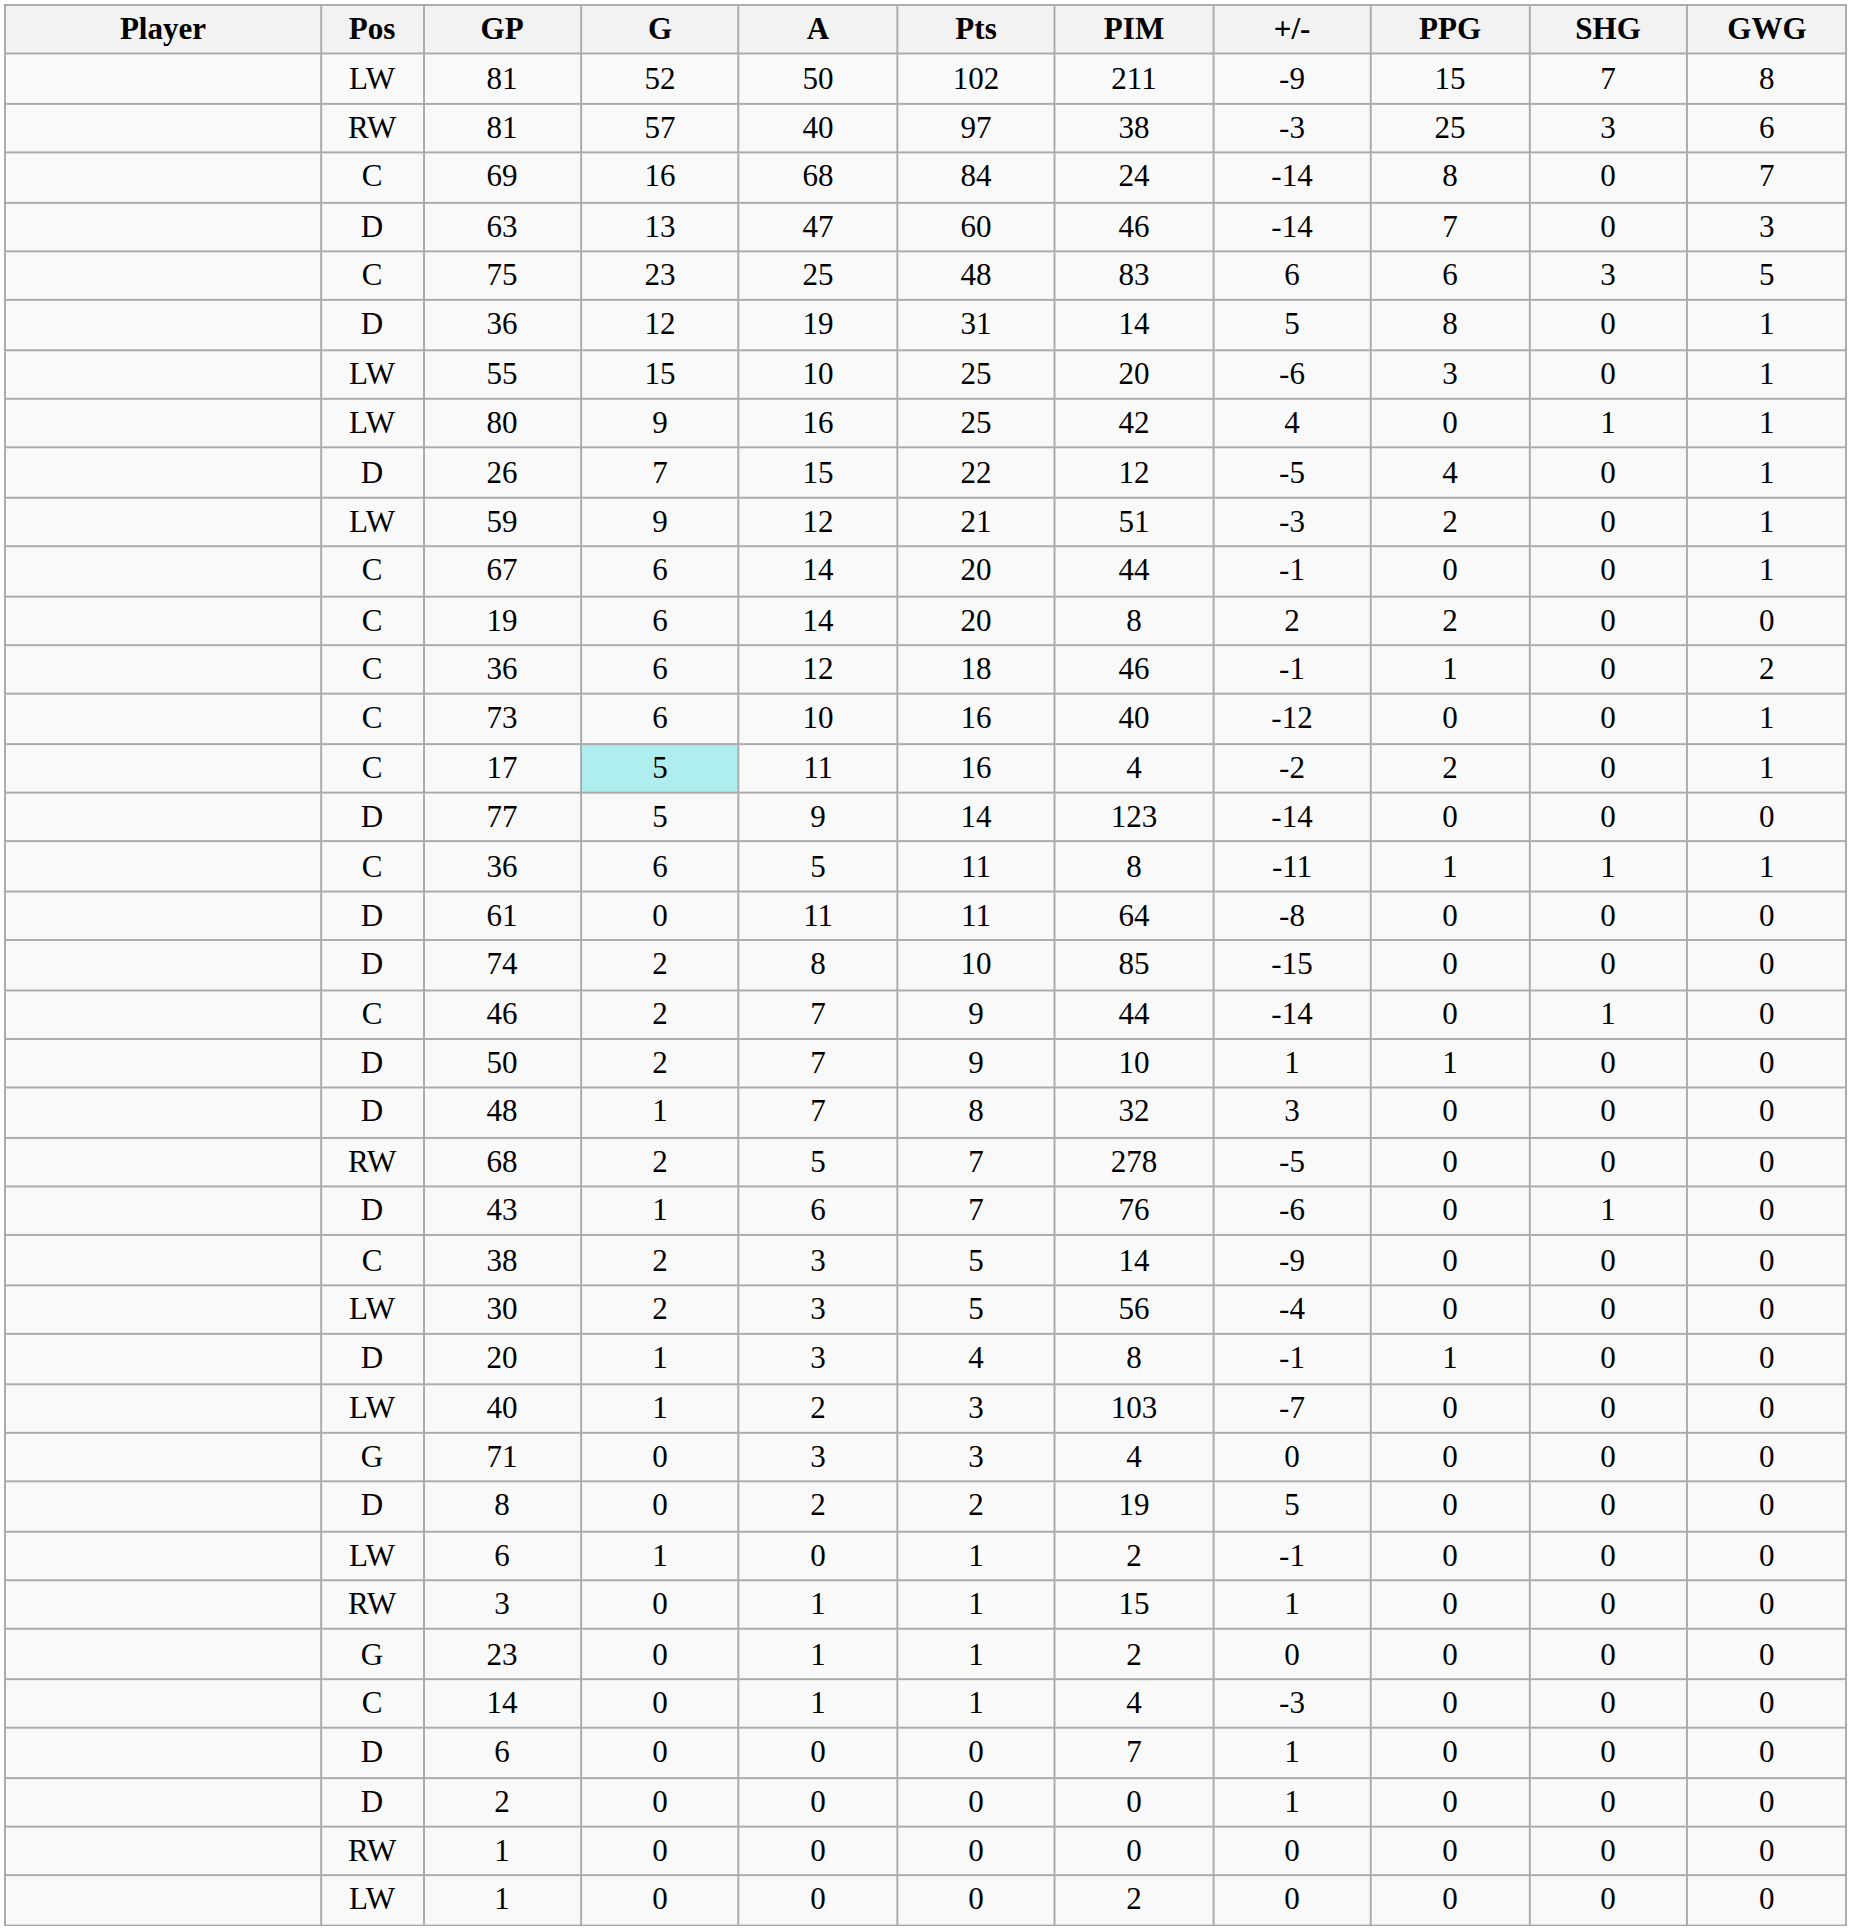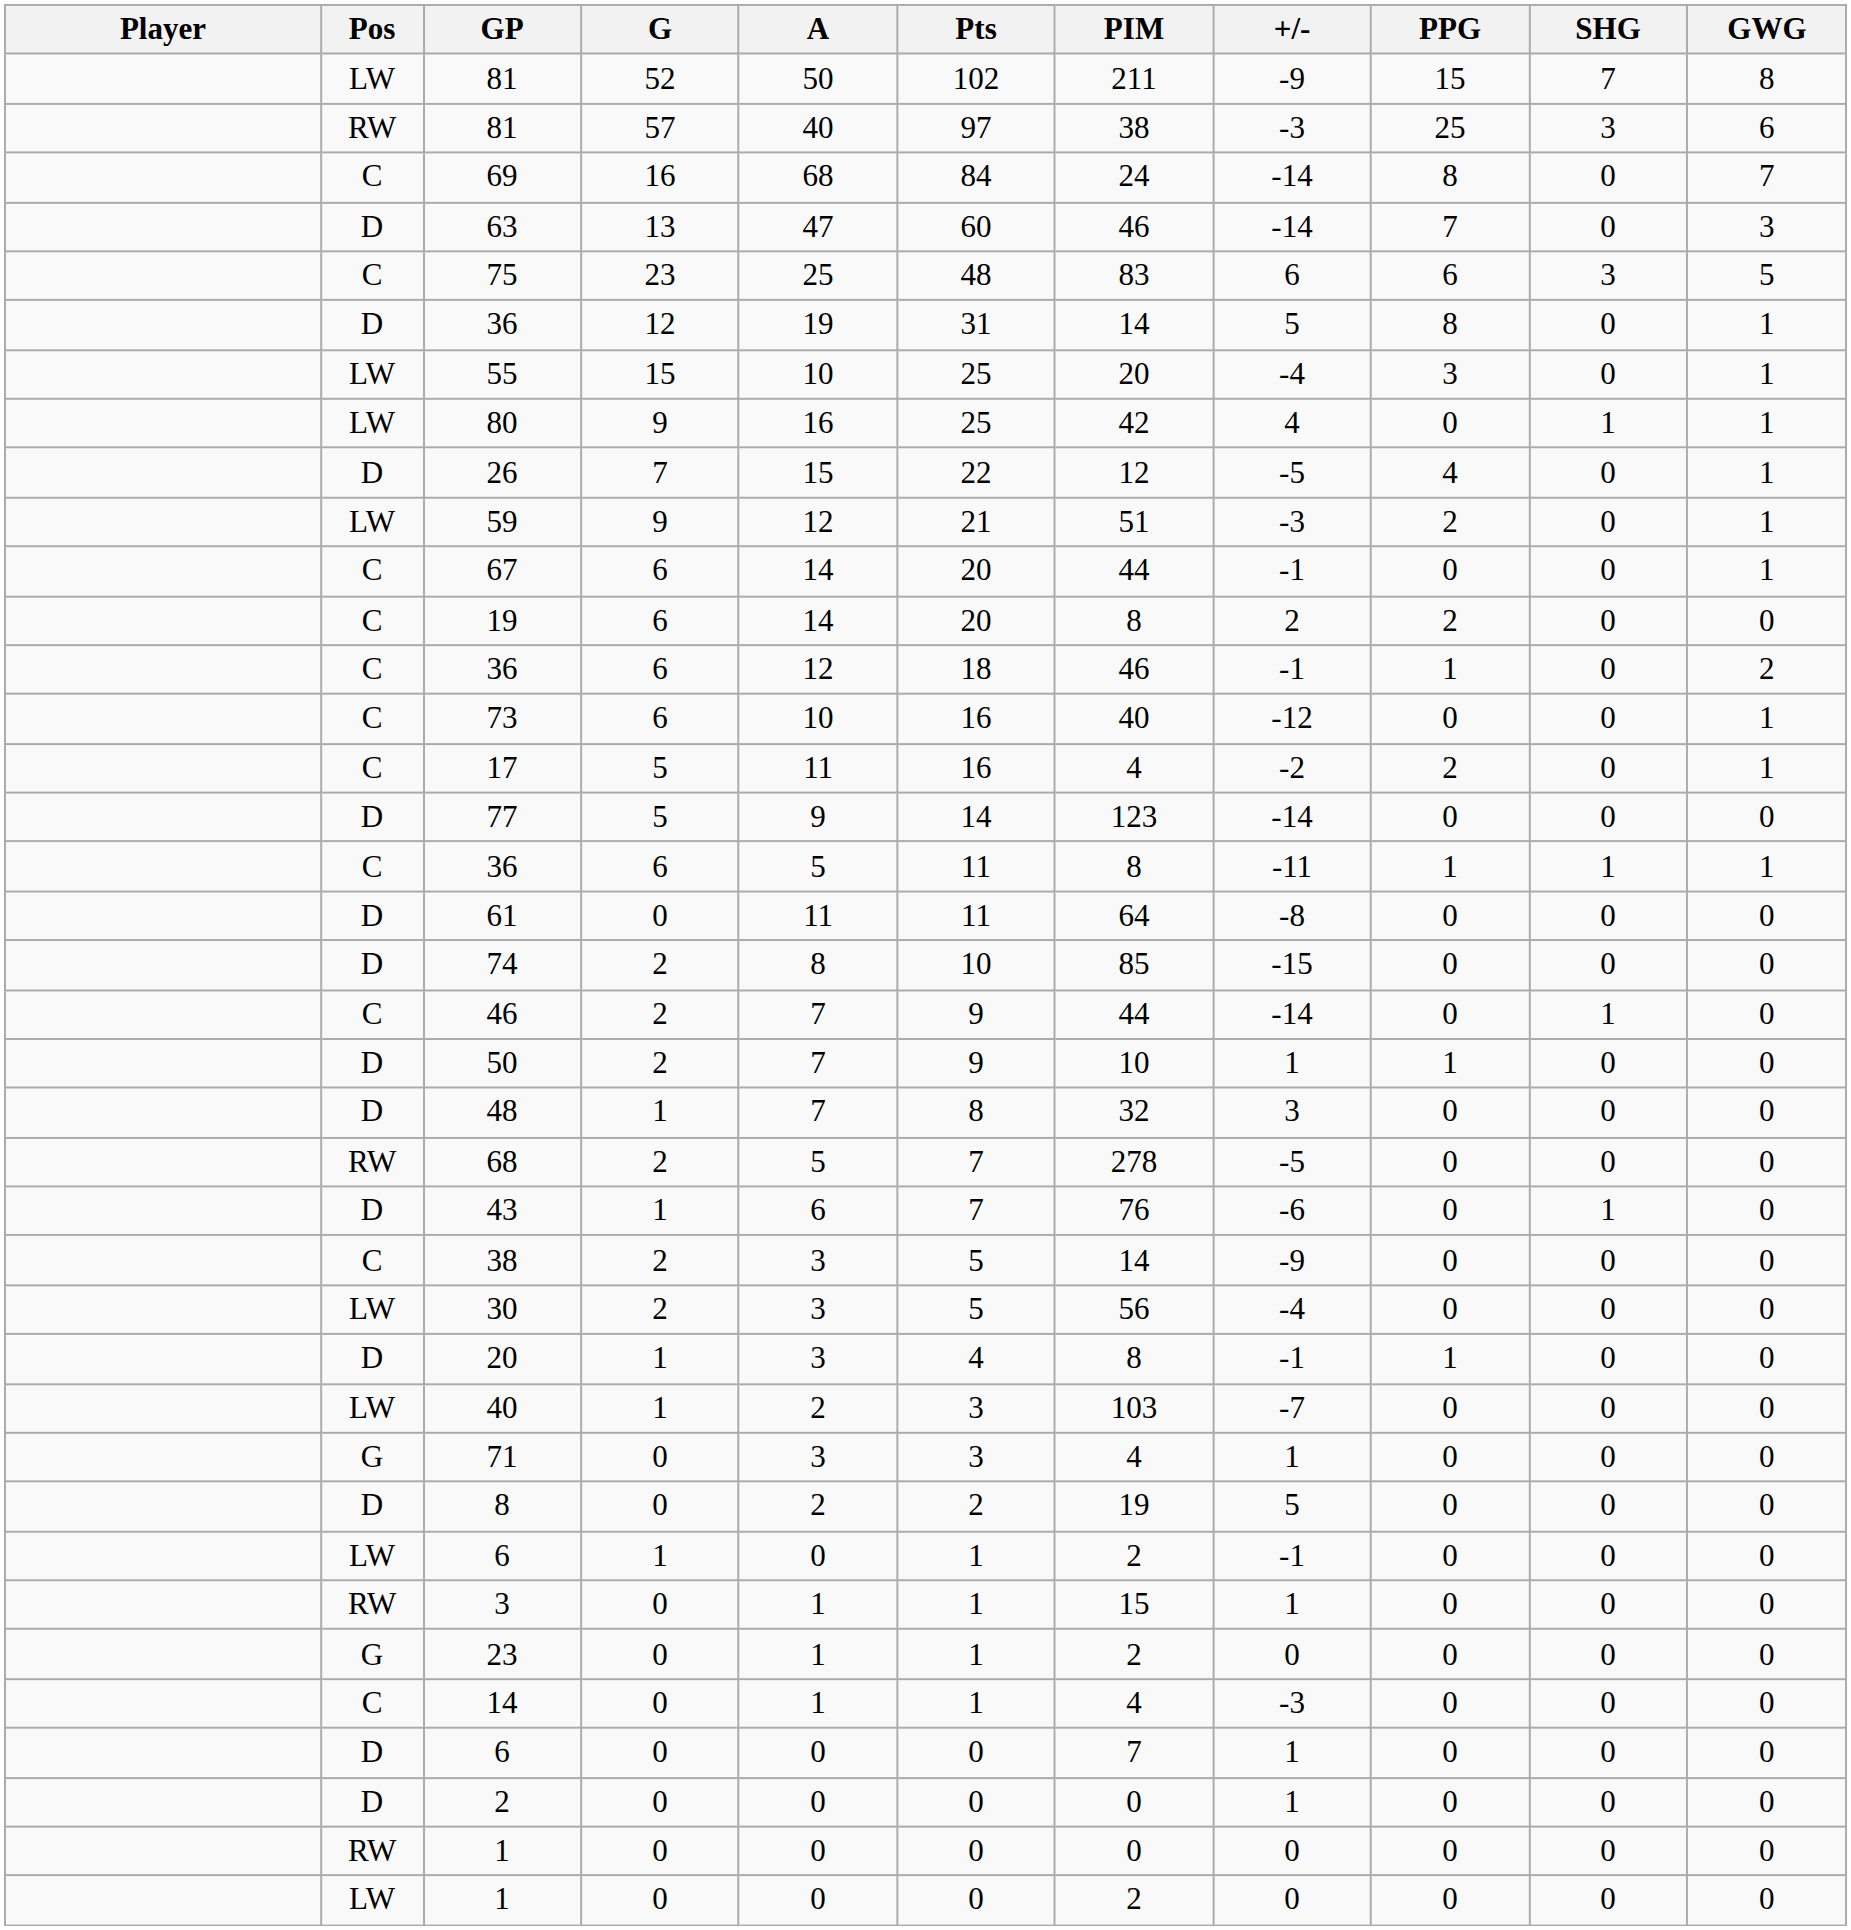(1292, 373) -6 -> (1292, 373) -4
(660, 767) paleturquoise background -> (660, 767) no background
(1292, 1456) 0 -> (1292, 1456) 1
